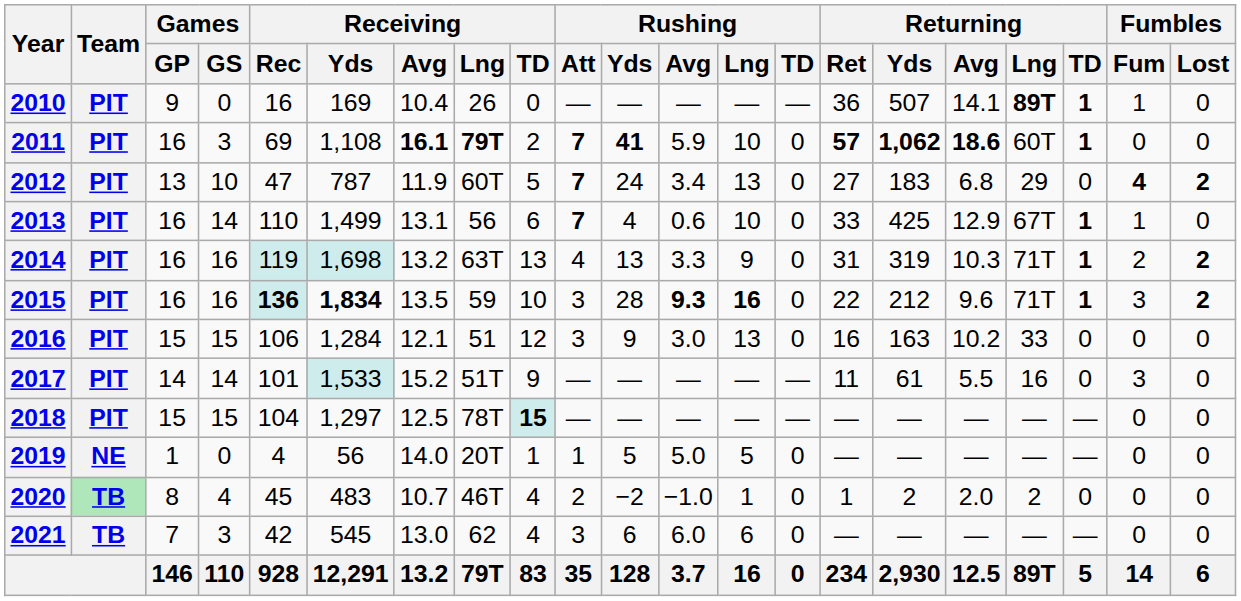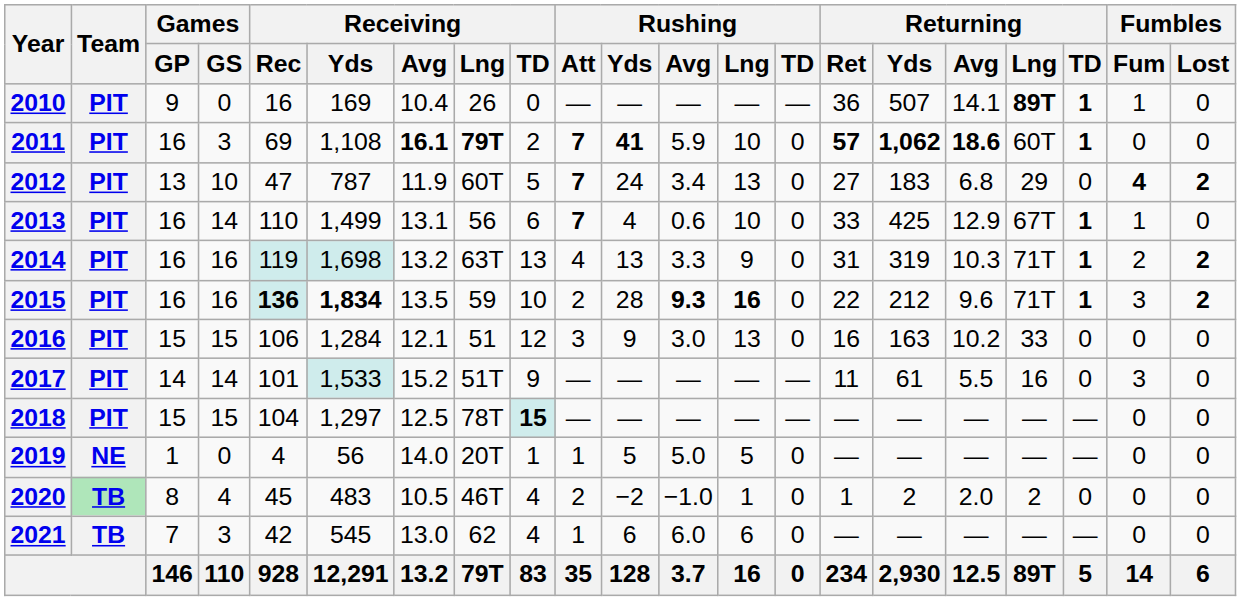(578, 299) 3 -> (578, 299) 2
(424, 496) 10.7 -> (424, 496) 10.5
(578, 535) 3 -> (578, 535) 1
